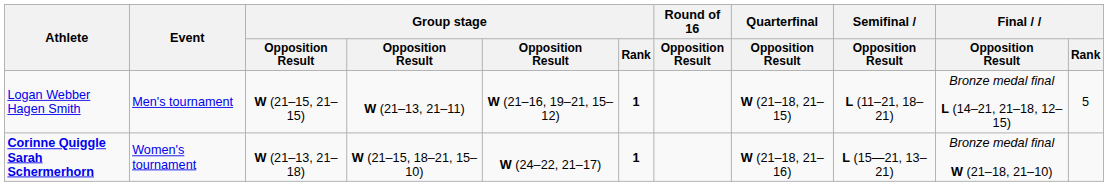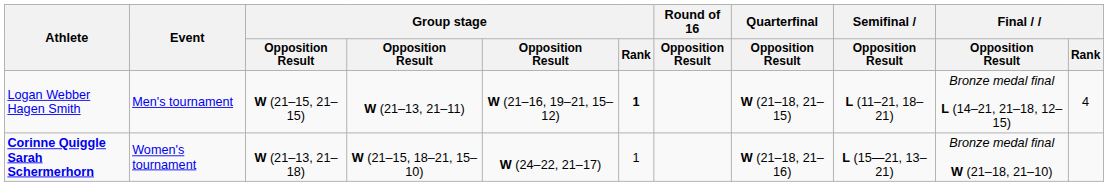(1086, 102) 5 -> (1086, 102) 4
(636, 157) bold -> (636, 157) normal
